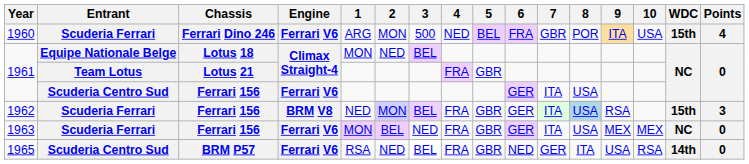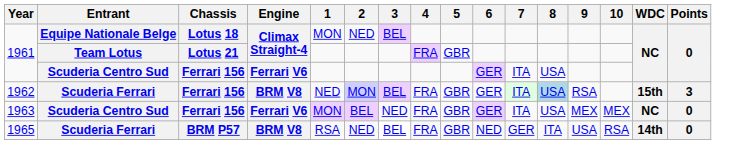- row: (21, 34)
(108, 131) Scuderia Ferrari -> (108, 111) Scuderia Centro Sud
(108, 150) Scuderia Centro Sud -> (108, 131) Scuderia Ferrari
(309, 150) Ferrari V6 -> (279, 131) BRM V8
